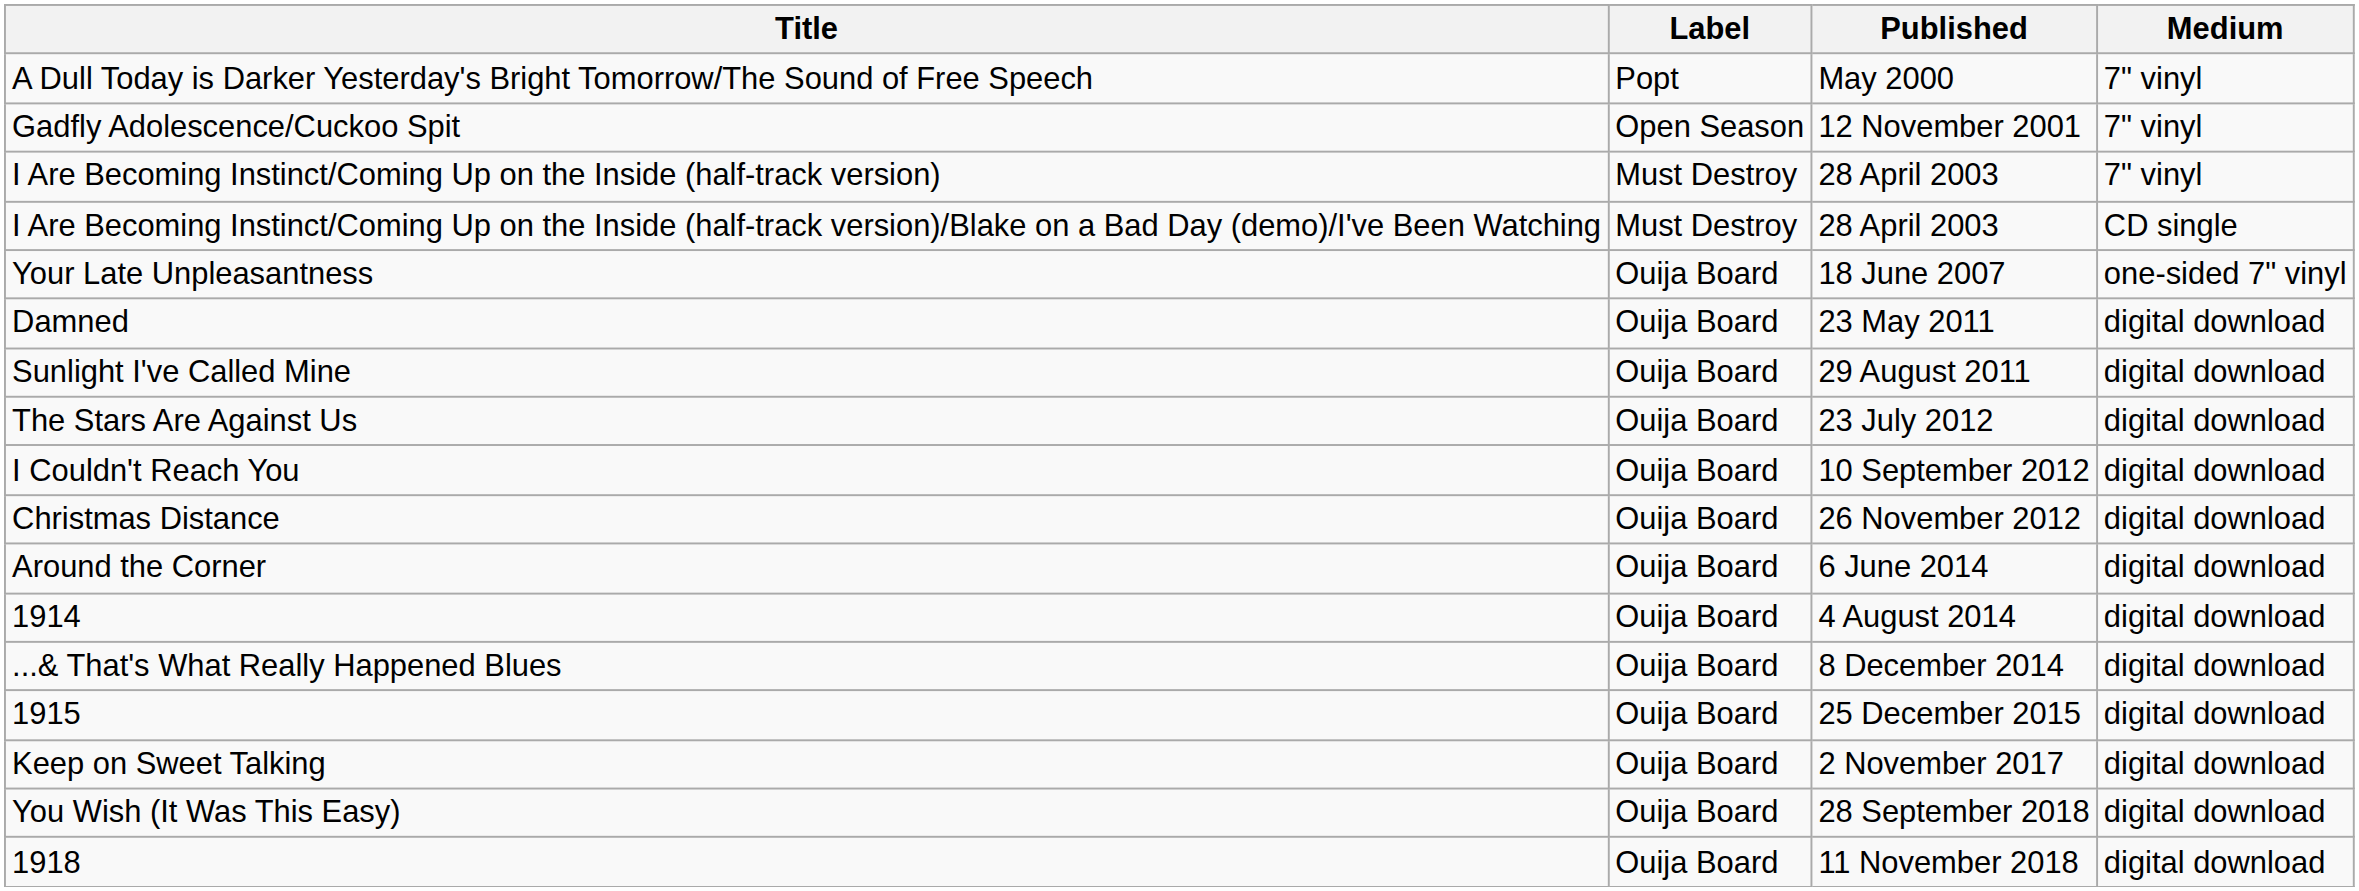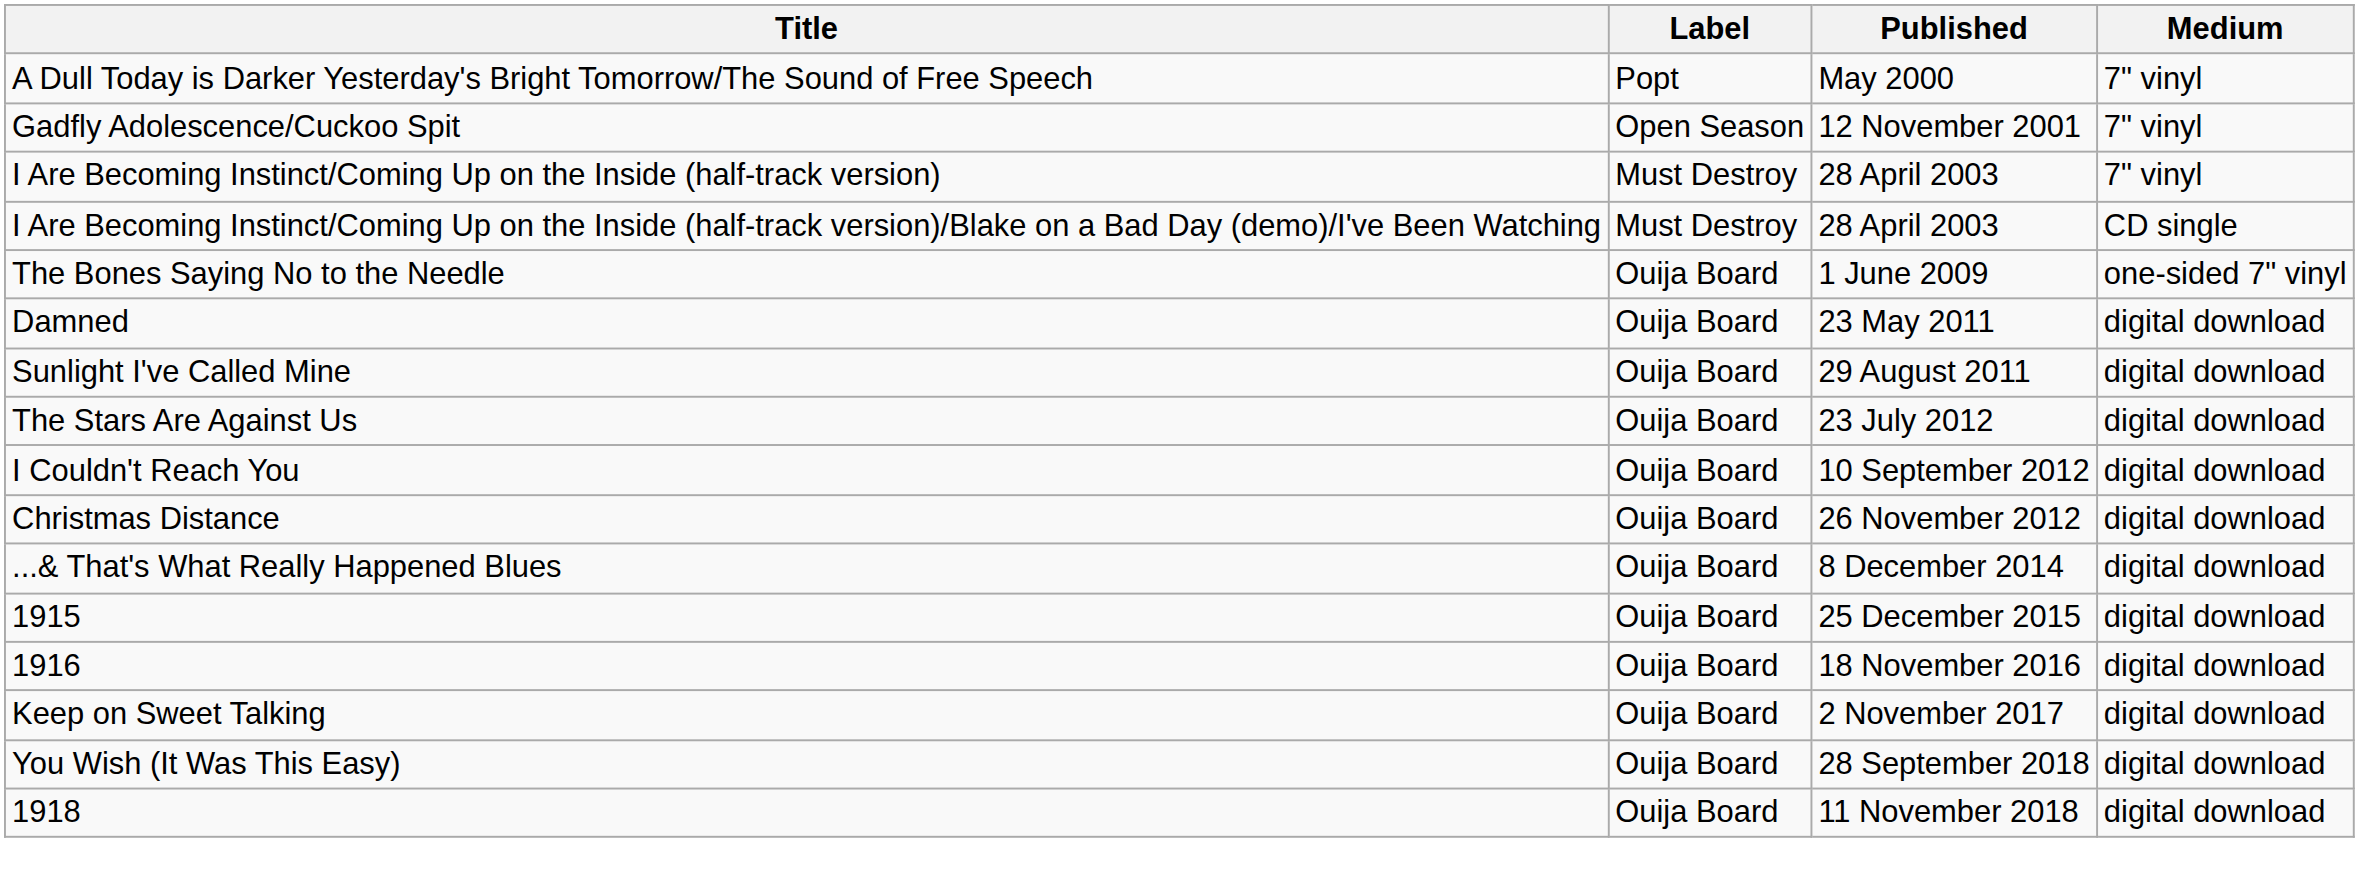- row: (193, 273)
+ row: (258, 273)
- row: (139, 567)
- row: (46, 616)
+ row: (46, 665)
